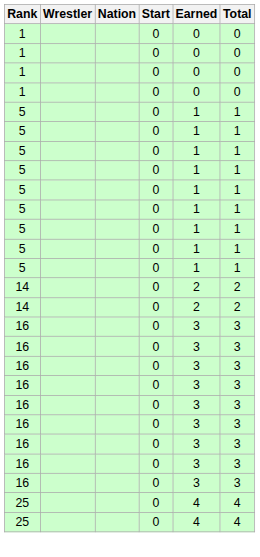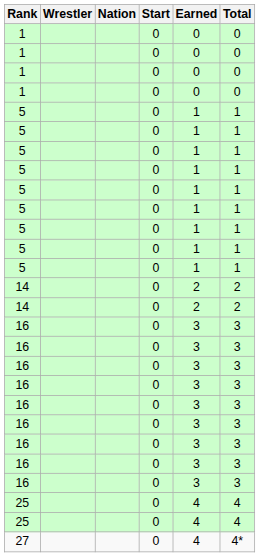+ row: (22, 541)
